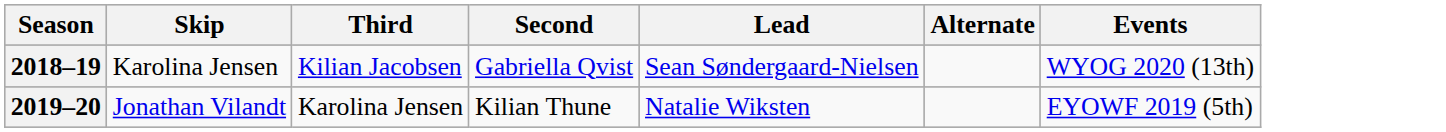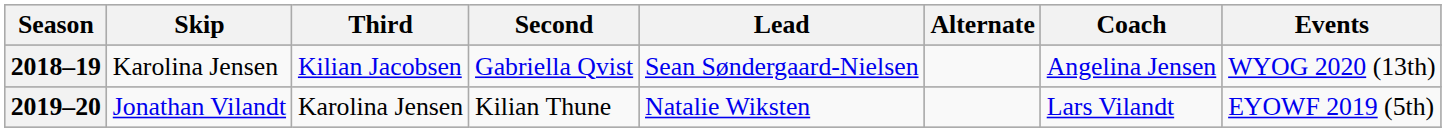+ column: (1131, 24)
